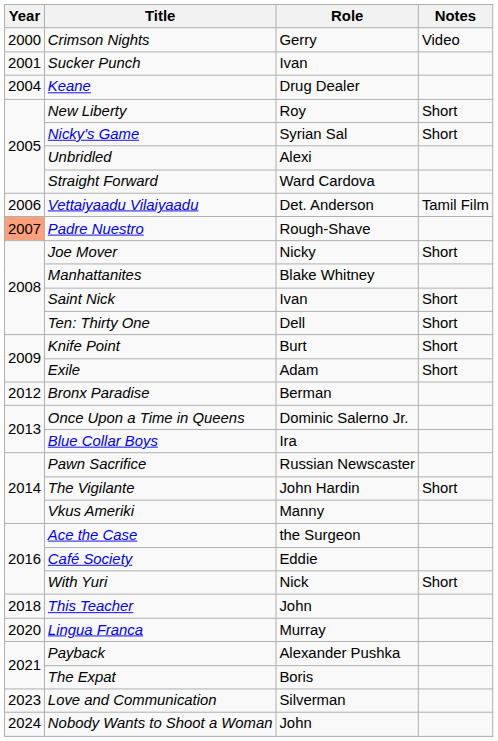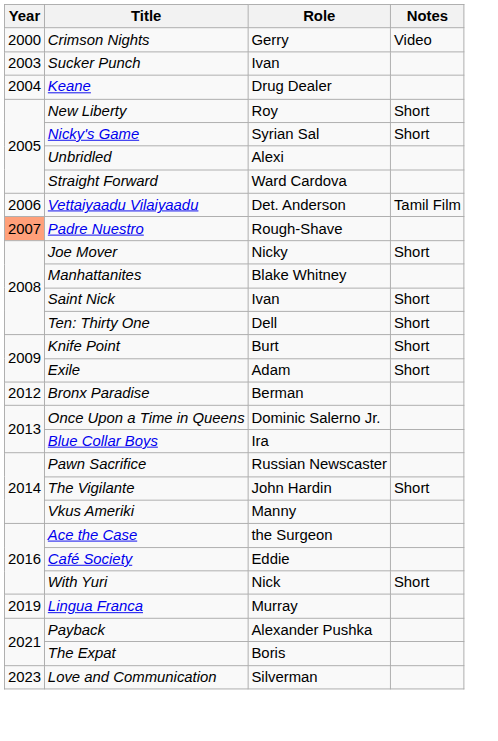(24, 63) 2001 -> (24, 63) 2003
- row: (91, 606)
(24, 629) 2020 -> (24, 606) 2019
- row: (160, 724)
